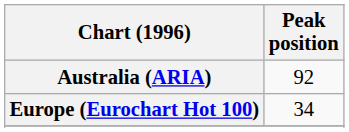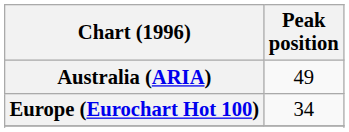(304, 76) 92 -> (304, 76) 49
